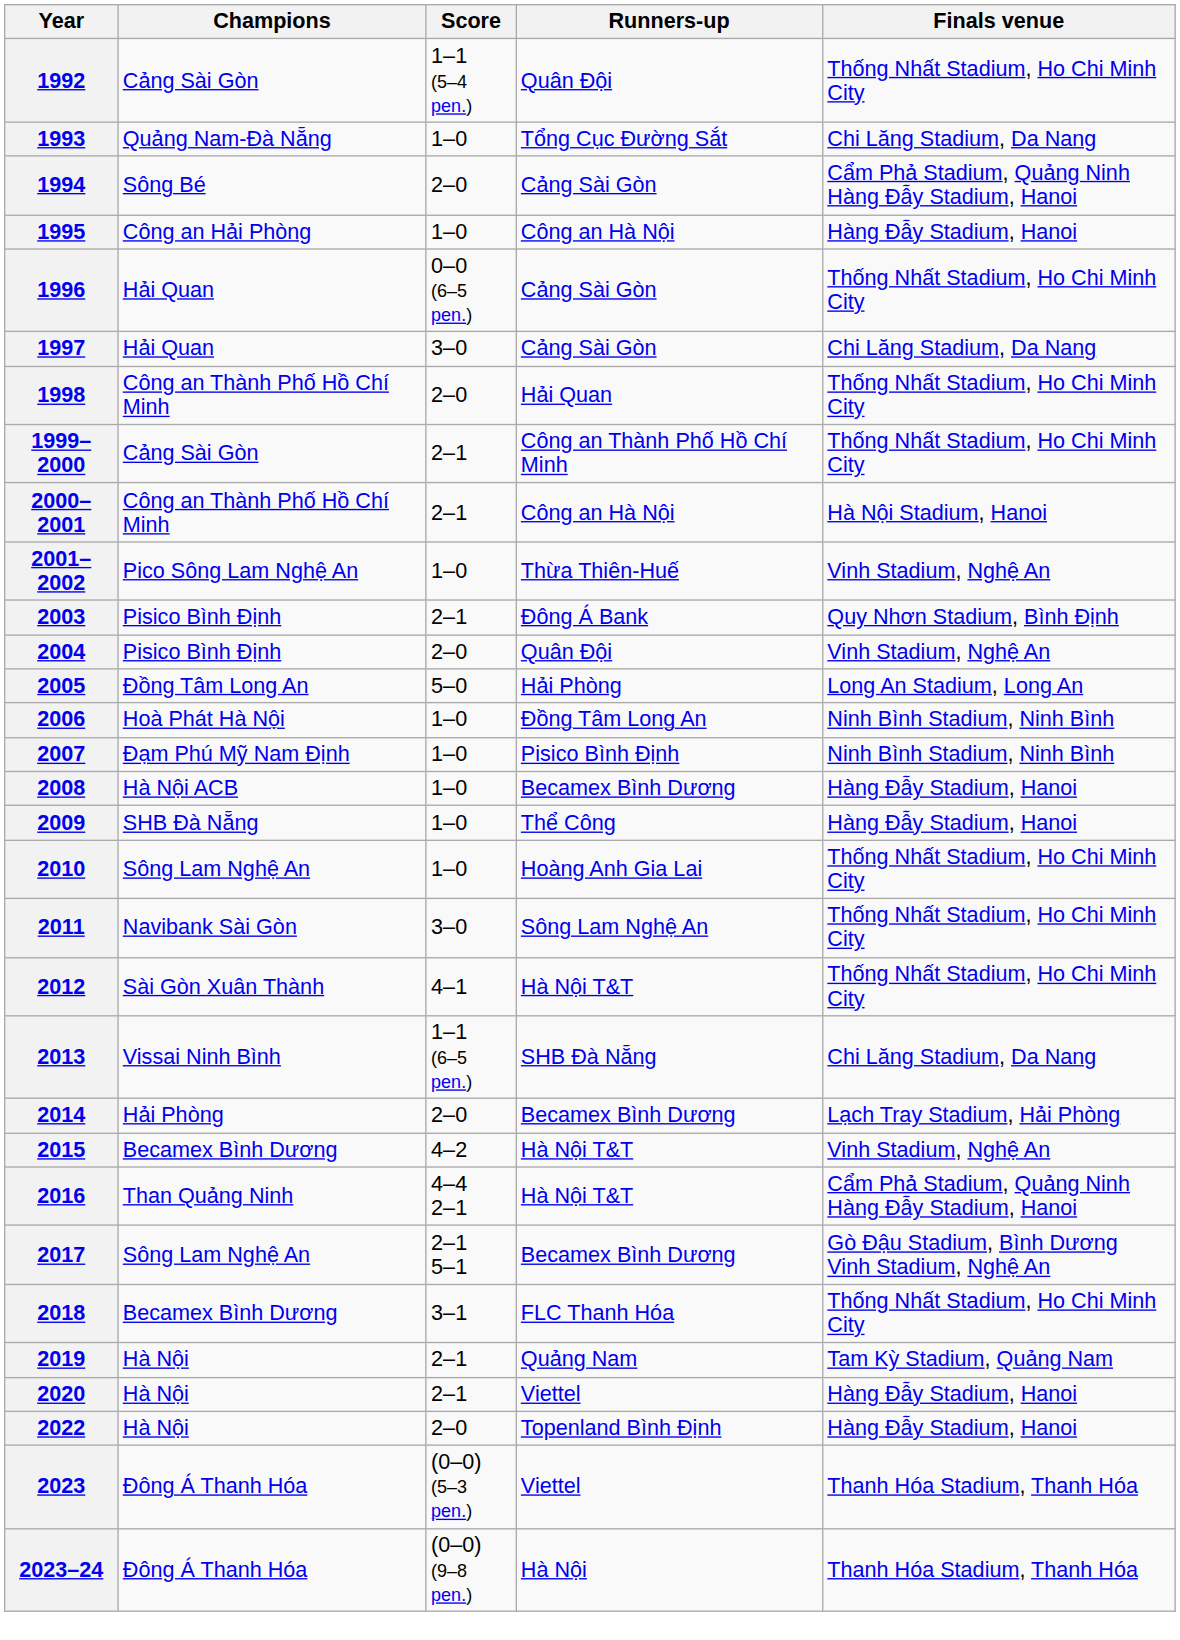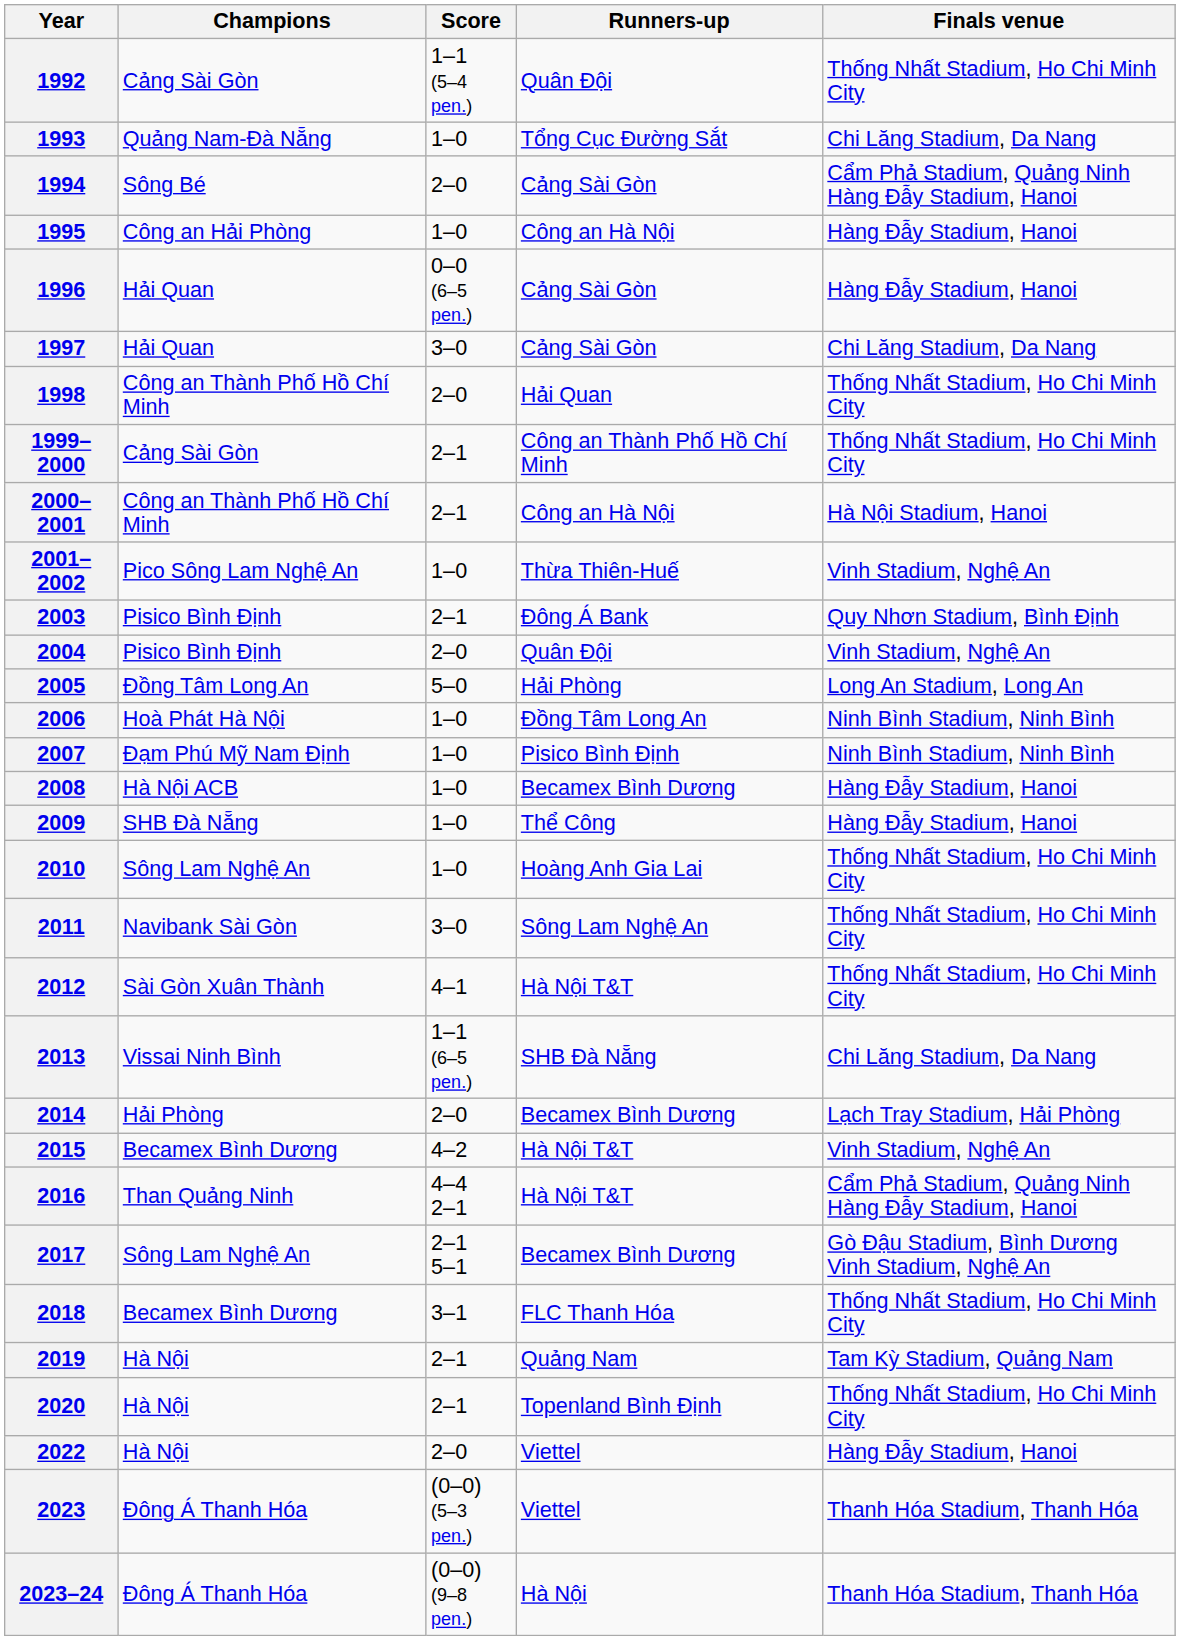(992, 290) Thống Nhất Stadium, Ho Chi Minh City -> (952, 290) Hàng Đẫy Stadium, Hanoi
(551, 1393) Viettel -> (621, 1406) Topenland Bình Định
(952, 1393) Hàng Đẫy Stadium, Hanoi -> (992, 1406) Thống Nhất Stadium, Ho Chi Minh City
(621, 1428) Topenland Bình Định -> (551, 1452) Viettel
